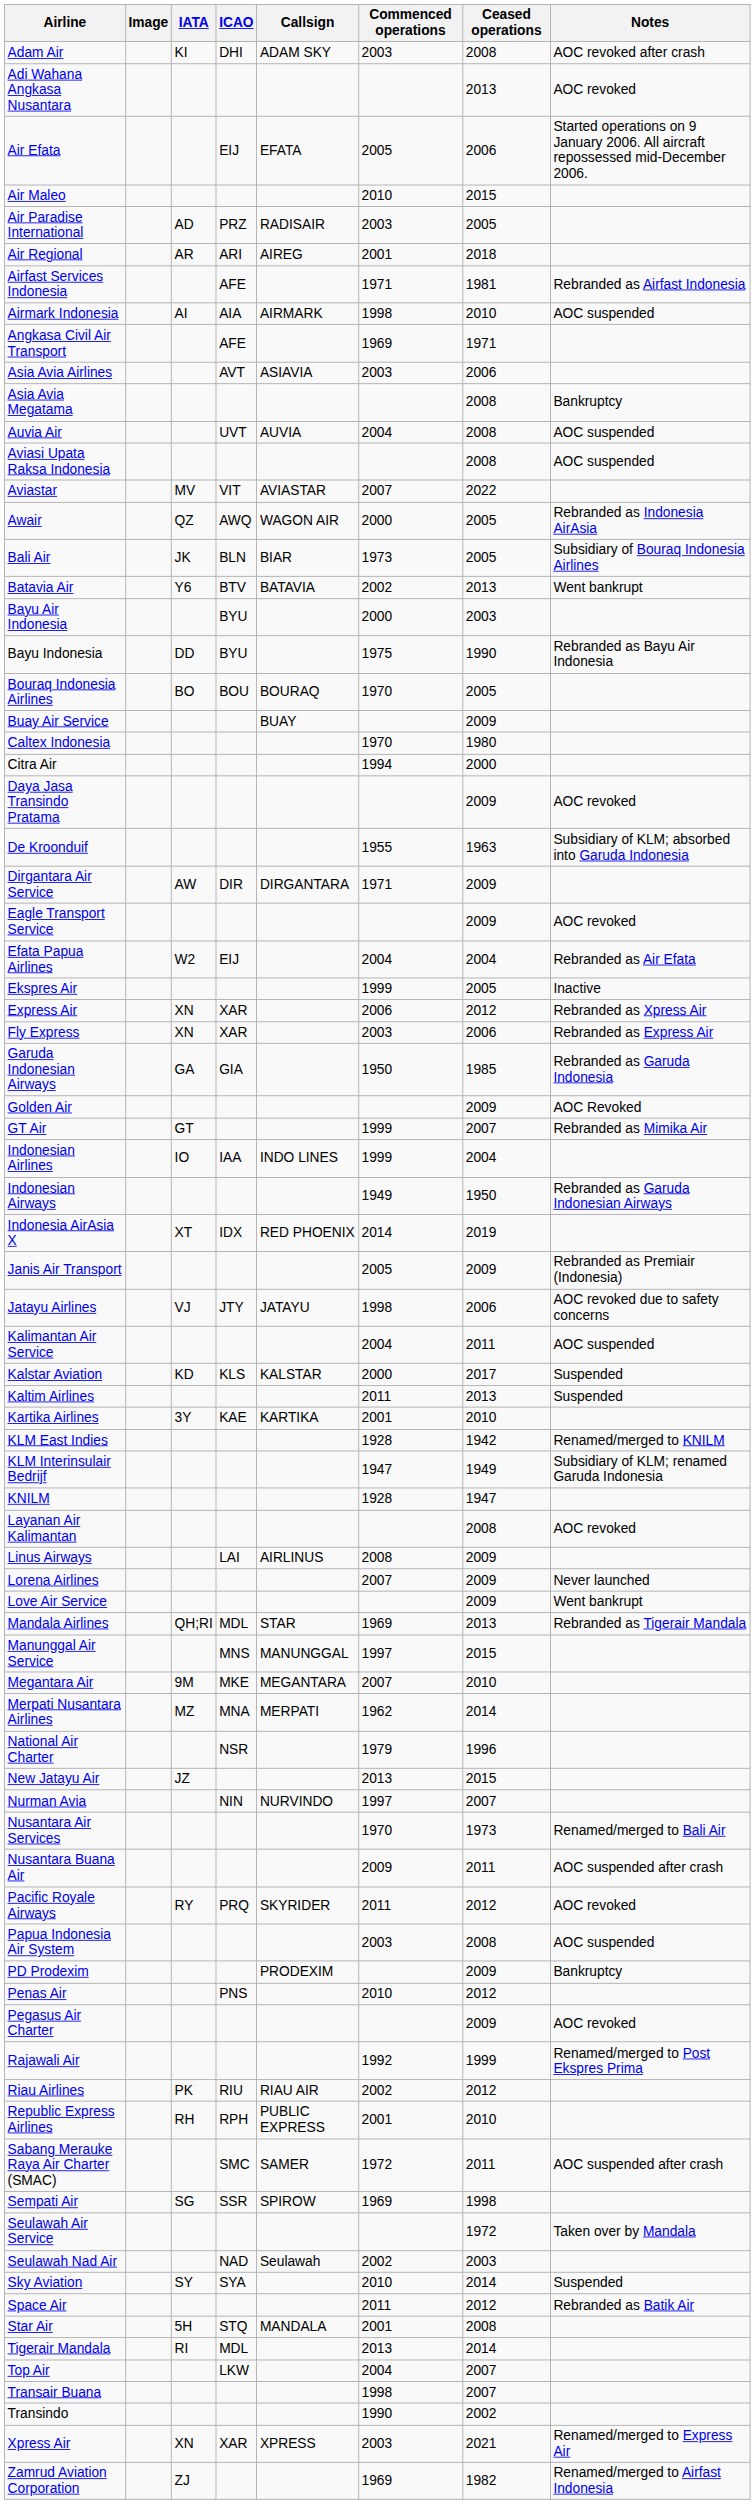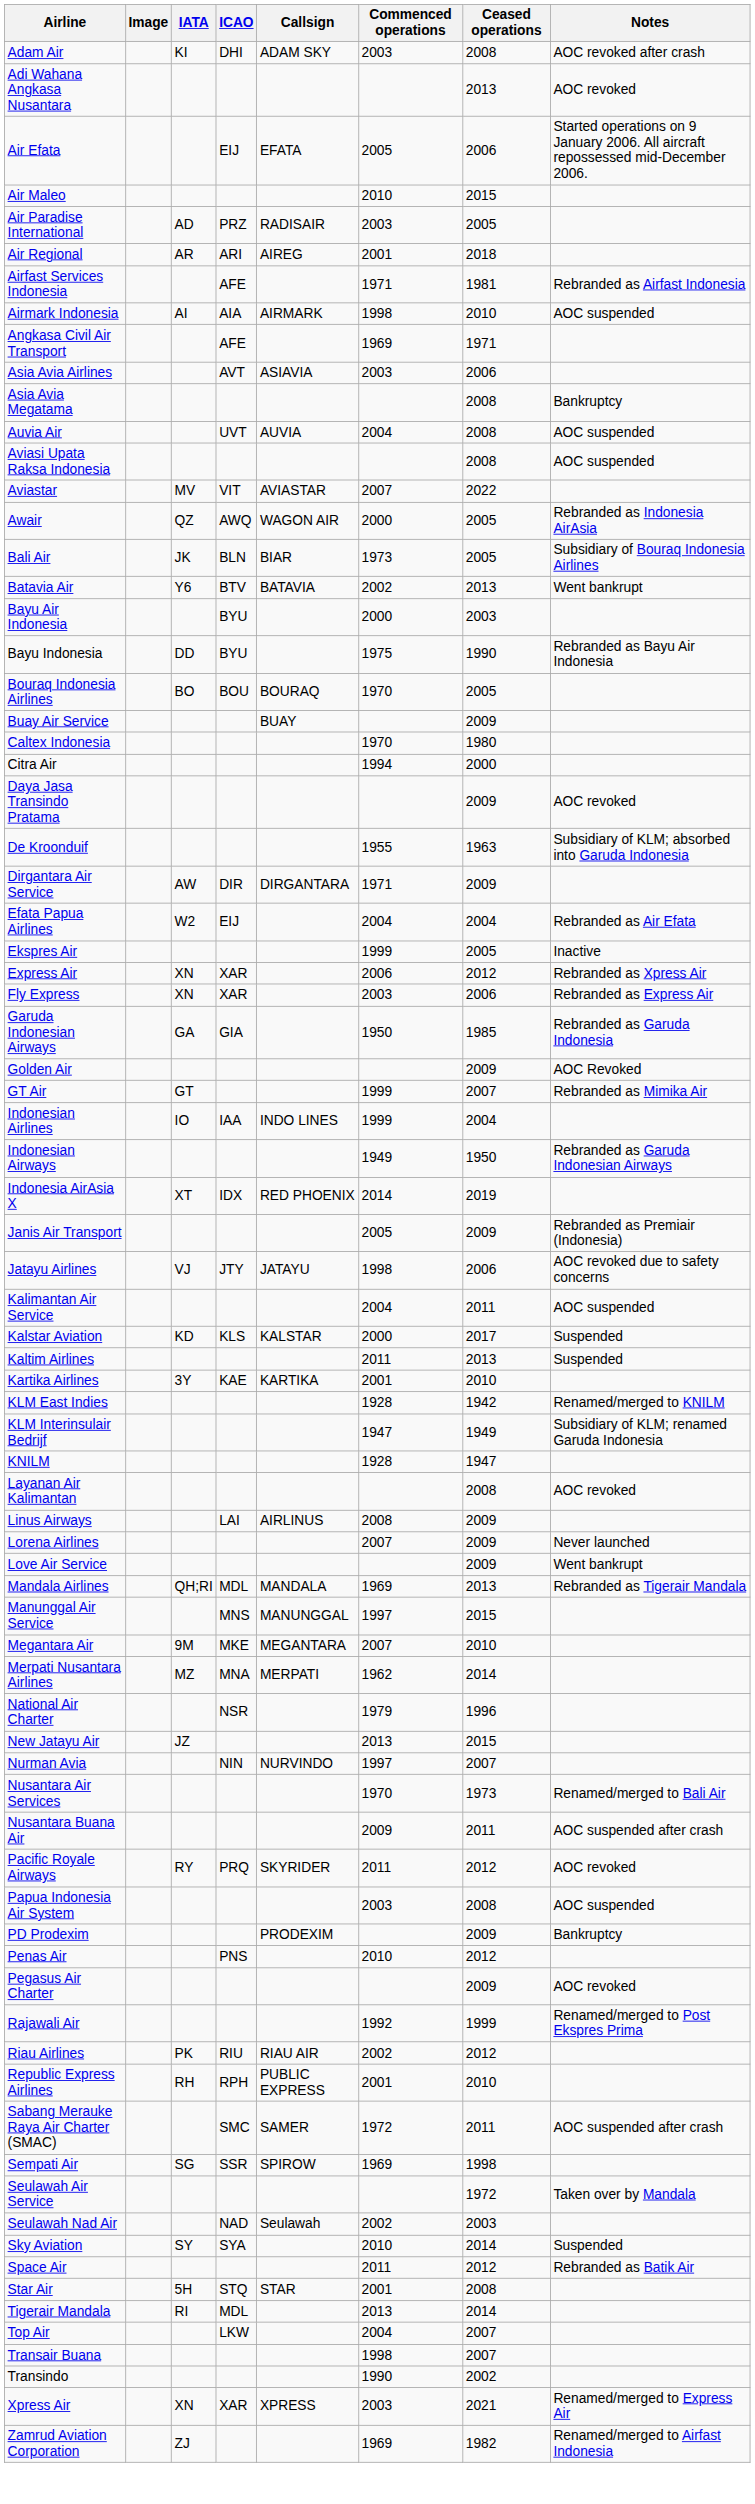- row: (56, 921)
(278, 1623) STAR -> (293, 1586) MANDALA
(293, 2326) MANDALA -> (278, 2289) STAR
